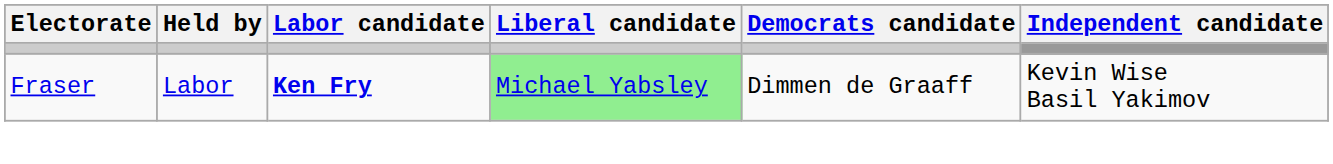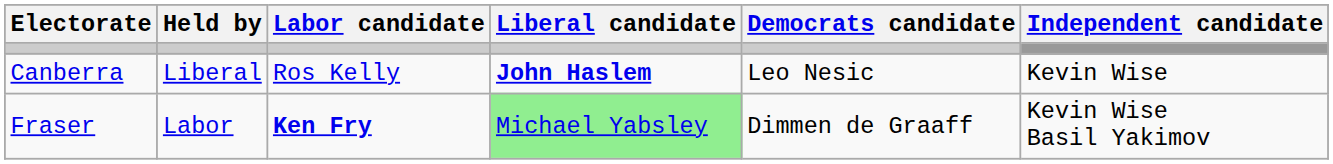+ row: (67, 74)
